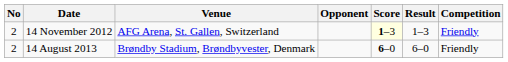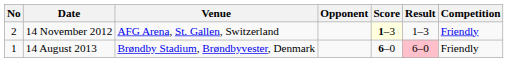(14, 48) 2 -> (14, 48) 1
(420, 48) no background -> (420, 48) pink background
